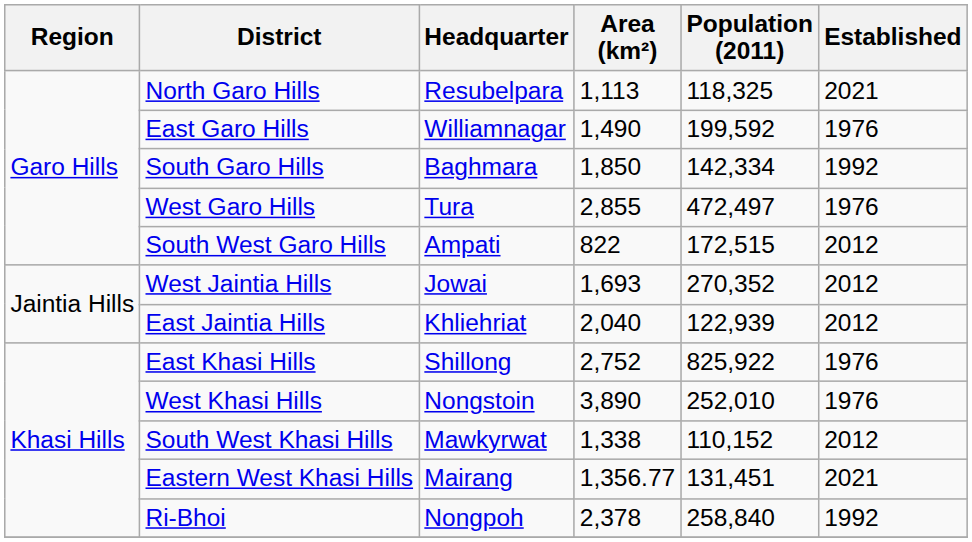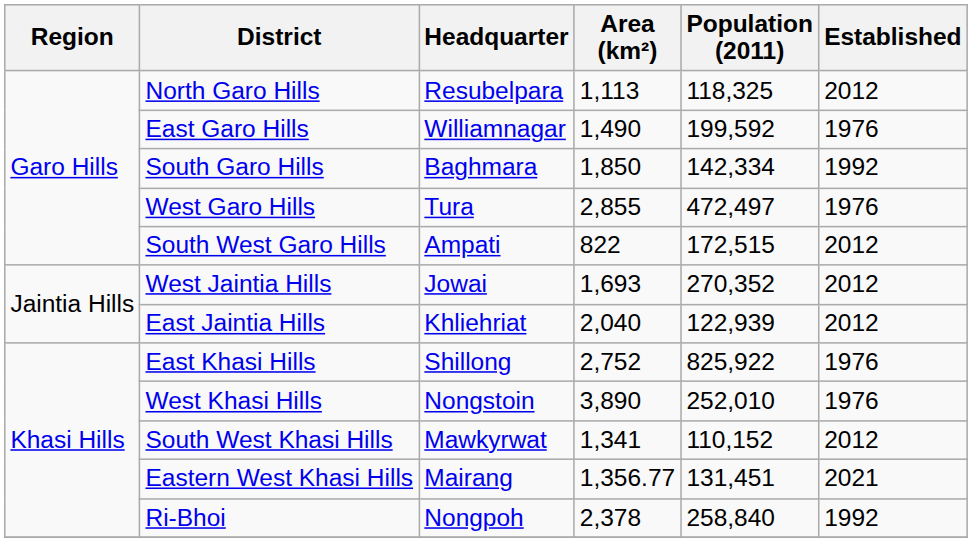(851, 90) 2021 -> (851, 90) 2012
(610, 439) 1,338 -> (610, 439) 1,341
